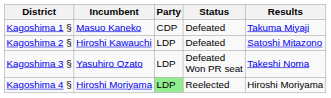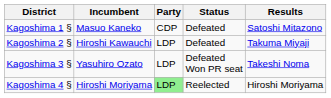(278, 27) Takuma Miyaji -> (285, 27) Satoshi Mitazono
(285, 43) Satoshi Mitazono -> (278, 43) Takuma Miyaji
